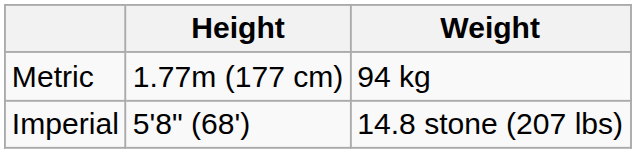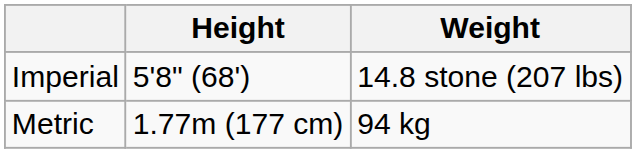rows swapped: (65, 123) <-> (53, 76)
